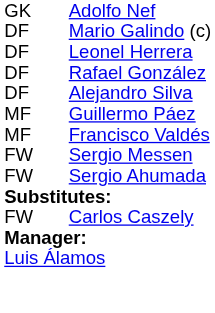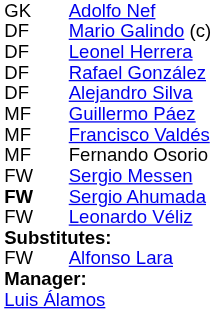+ row: (138, 155)
(19, 175) normal -> (19, 196) bold
+ row: (131, 217)
- row: (131, 217)
+ row: (121, 258)
